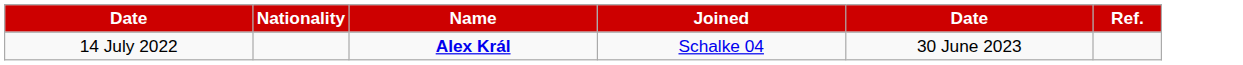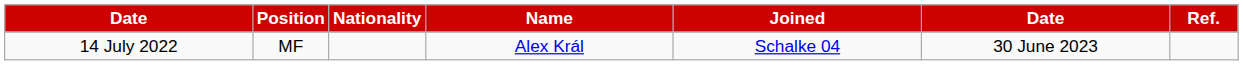+ column: (291, 19)
(473, 46) bold -> (549, 46) normal
